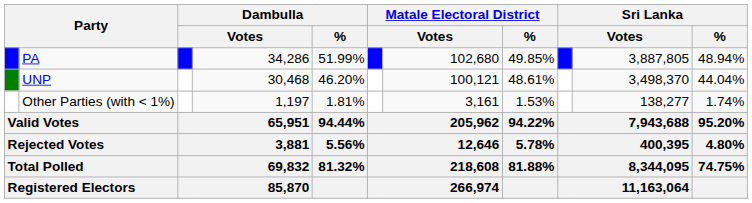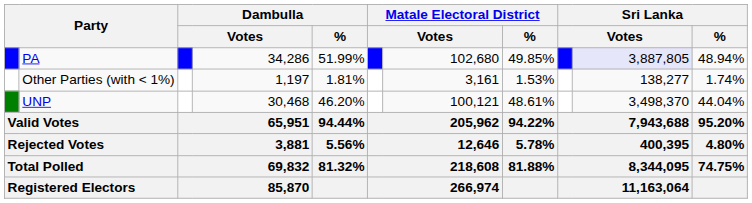(659, 58) no background -> (659, 58) lavender background
rows swapped: (37, 79) <-> (98, 101)
